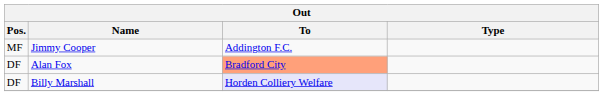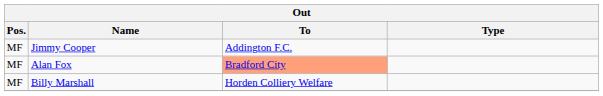(14, 64) DF -> (15, 64) MF
(14, 82) DF -> (15, 82) MF
(279, 82) lavender background -> (279, 82) no background
